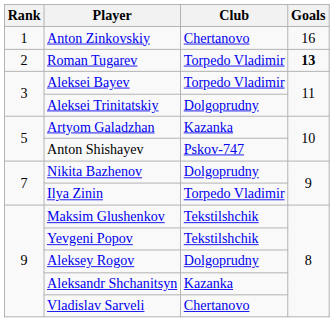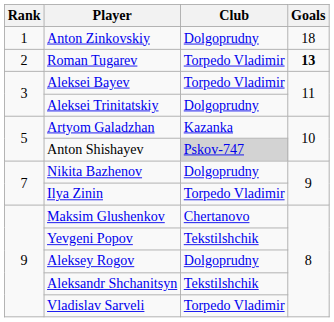(217, 37) Chertanovo -> (221, 37) Dolgoprudny
(308, 37) 16 -> (308, 37) 18
(214, 149) no background -> (214, 149) lightgrey background
(221, 216) Tekstilshchik -> (217, 216) Chertanovo
(208, 283) Kazanka -> (221, 283) Tekstilshchik
(217, 305) Chertanovo -> (234, 305) Torpedo Vladimir
